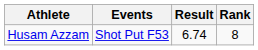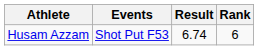(235, 35) 8 -> (235, 35) 6
